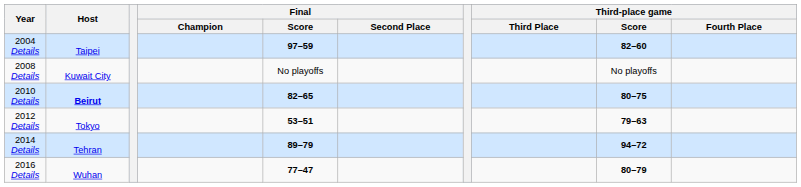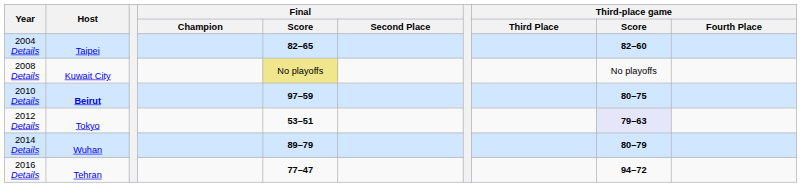(300, 46) 97–59 -> (300, 46) 82–65
(300, 71) no background -> (300, 71) khaki background
(300, 96) 82–65 -> (300, 96) 97–59
(634, 121) no background -> (634, 121) lavender background
(88, 151) Tehran -> (88, 151) Wuhan
(634, 145) 94–72 -> (634, 145) 80–79
(88, 175) Wuhan -> (88, 175) Tehran
(634, 170) 80–79 -> (634, 170) 94–72
